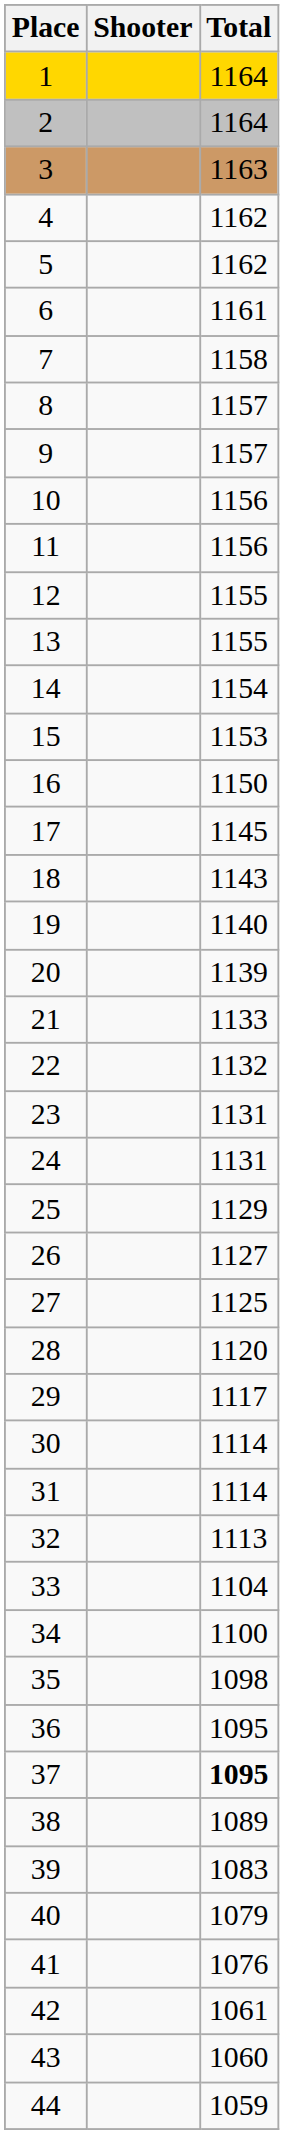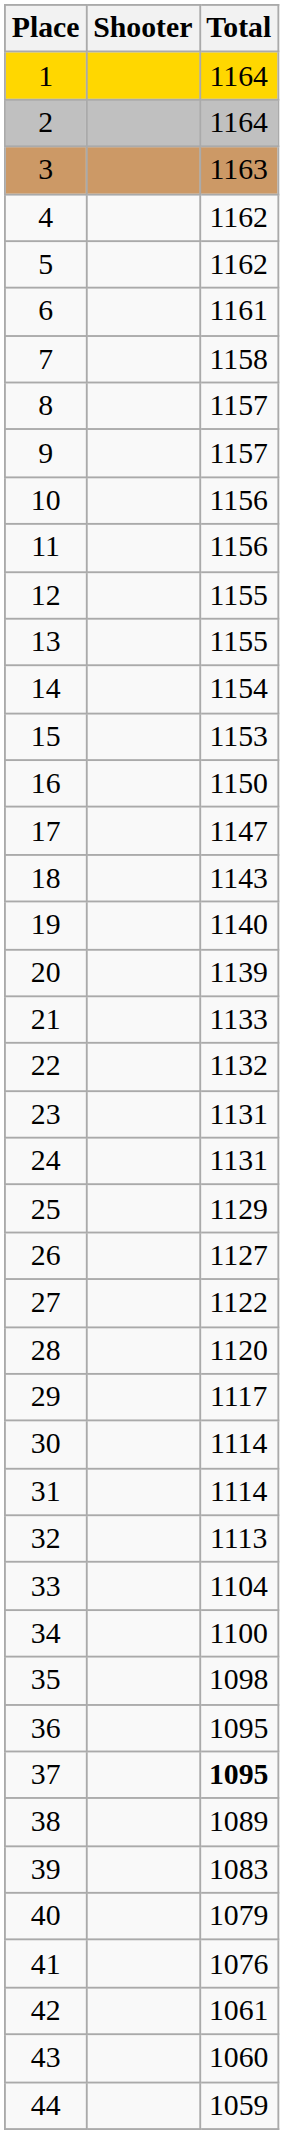(239, 830) 1145 -> (239, 830) 1147
(239, 1302) 1125 -> (239, 1302) 1122
